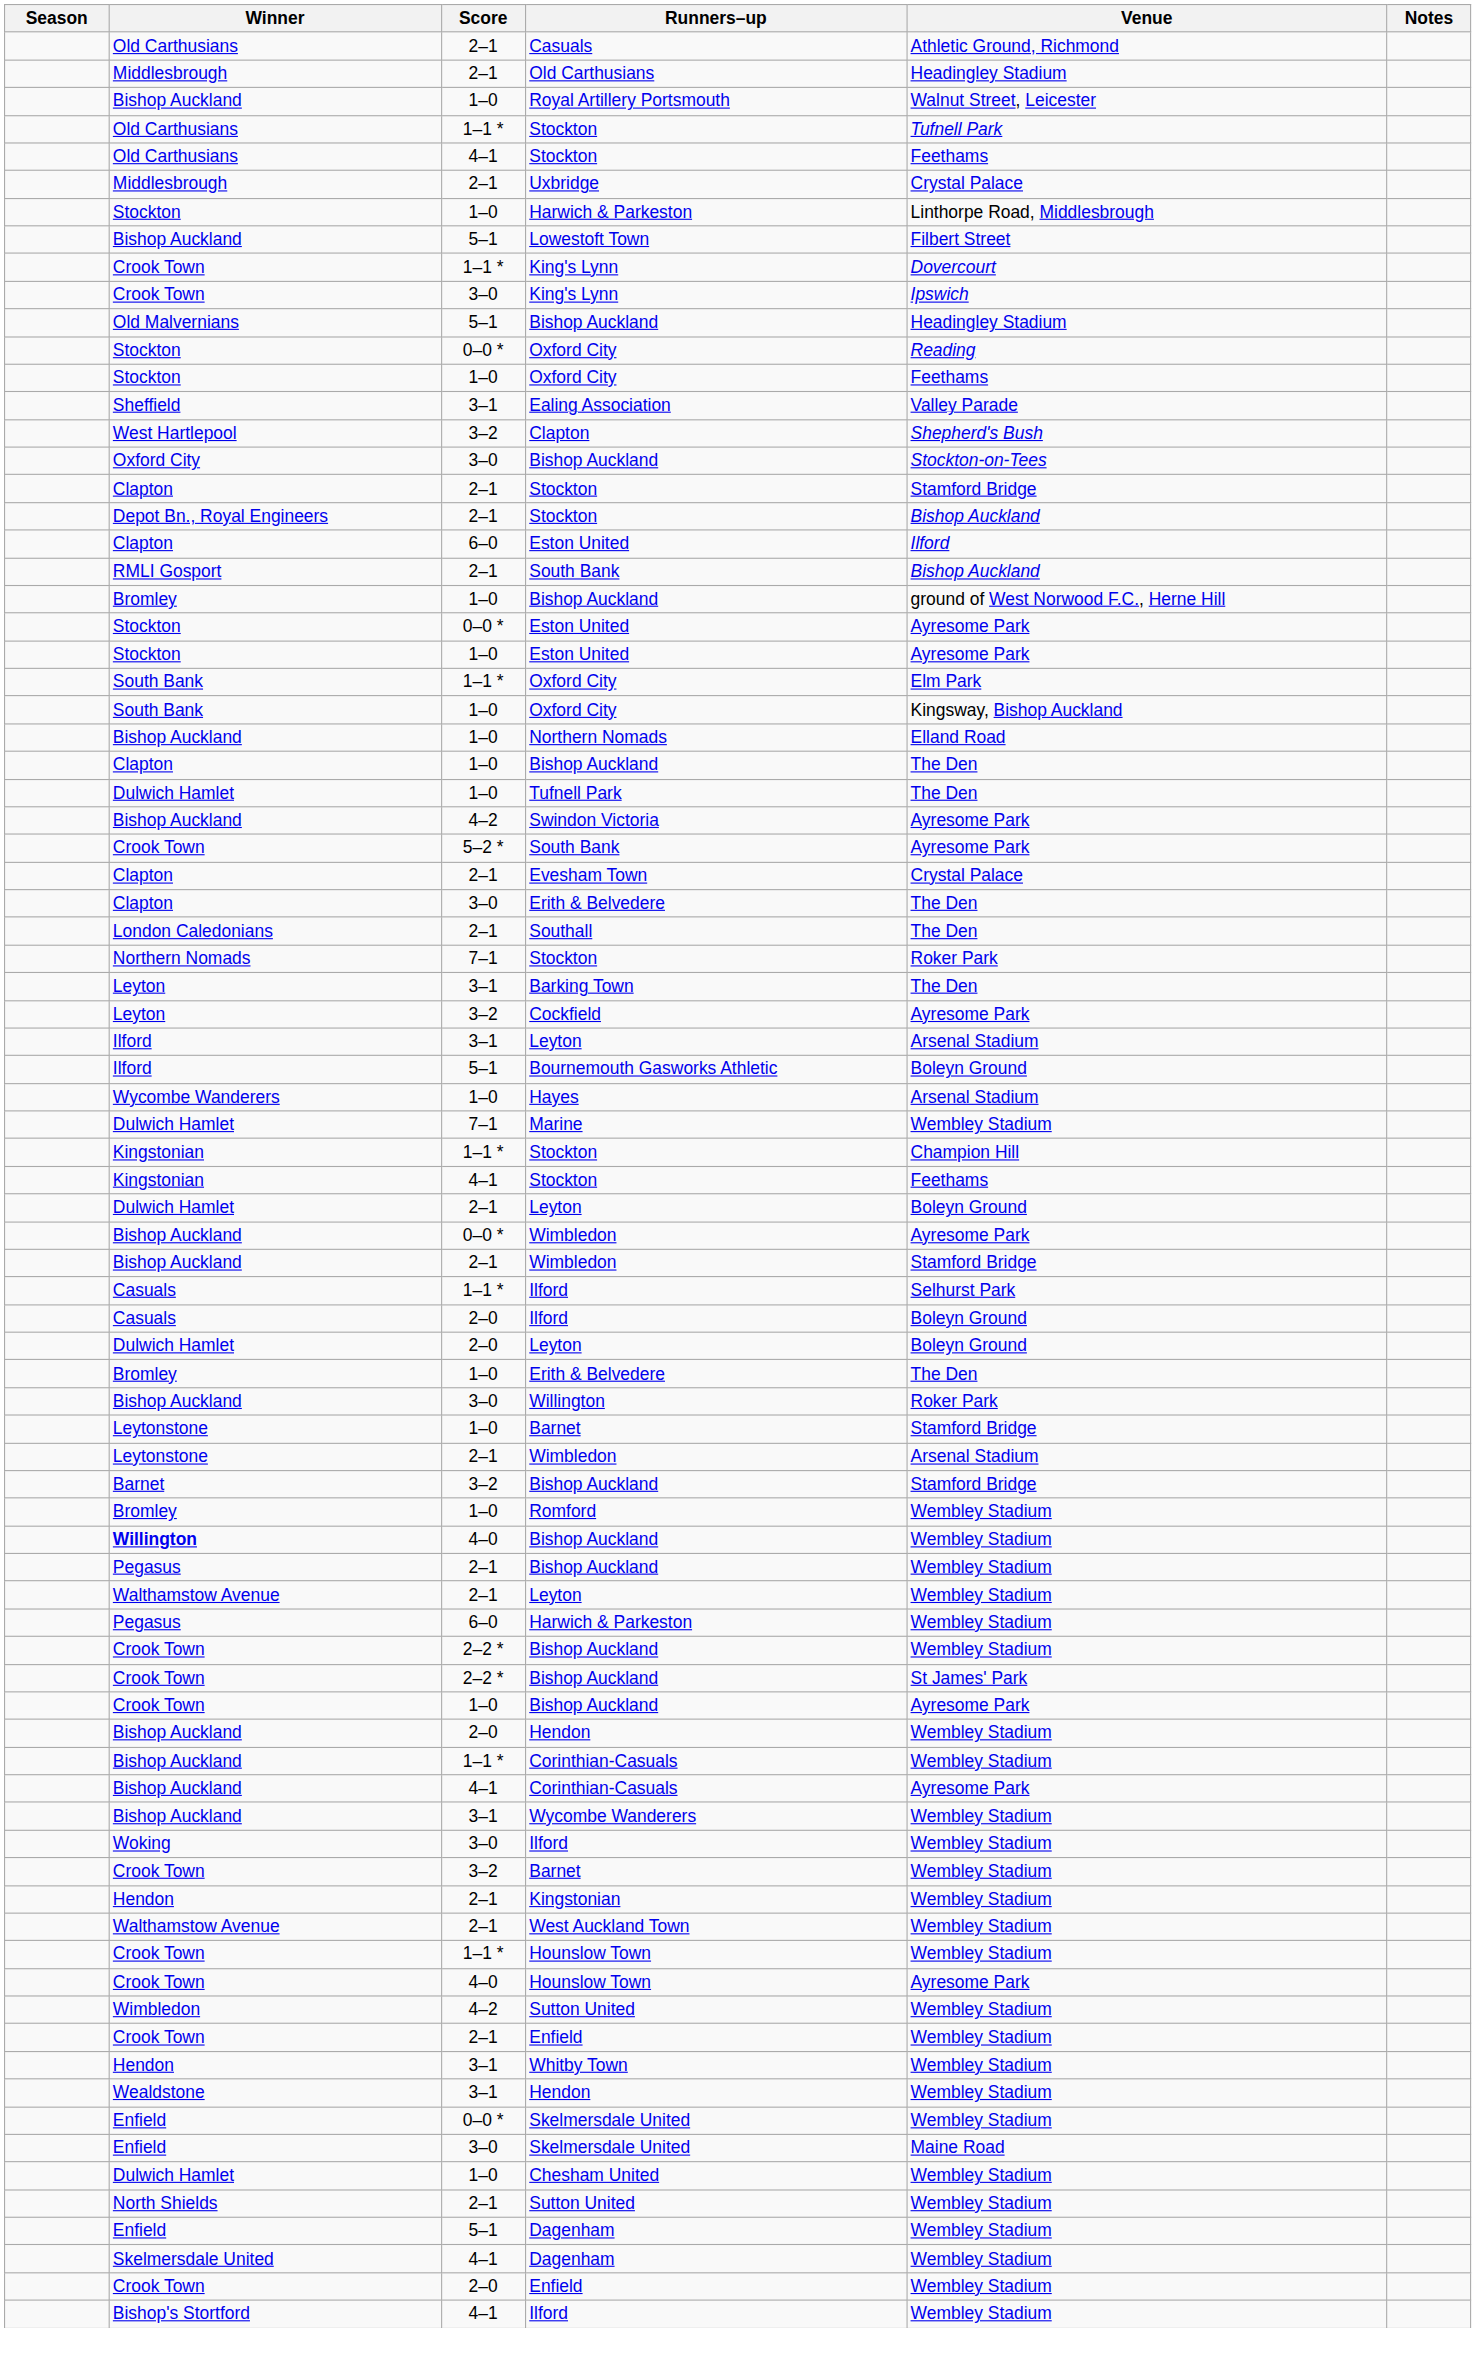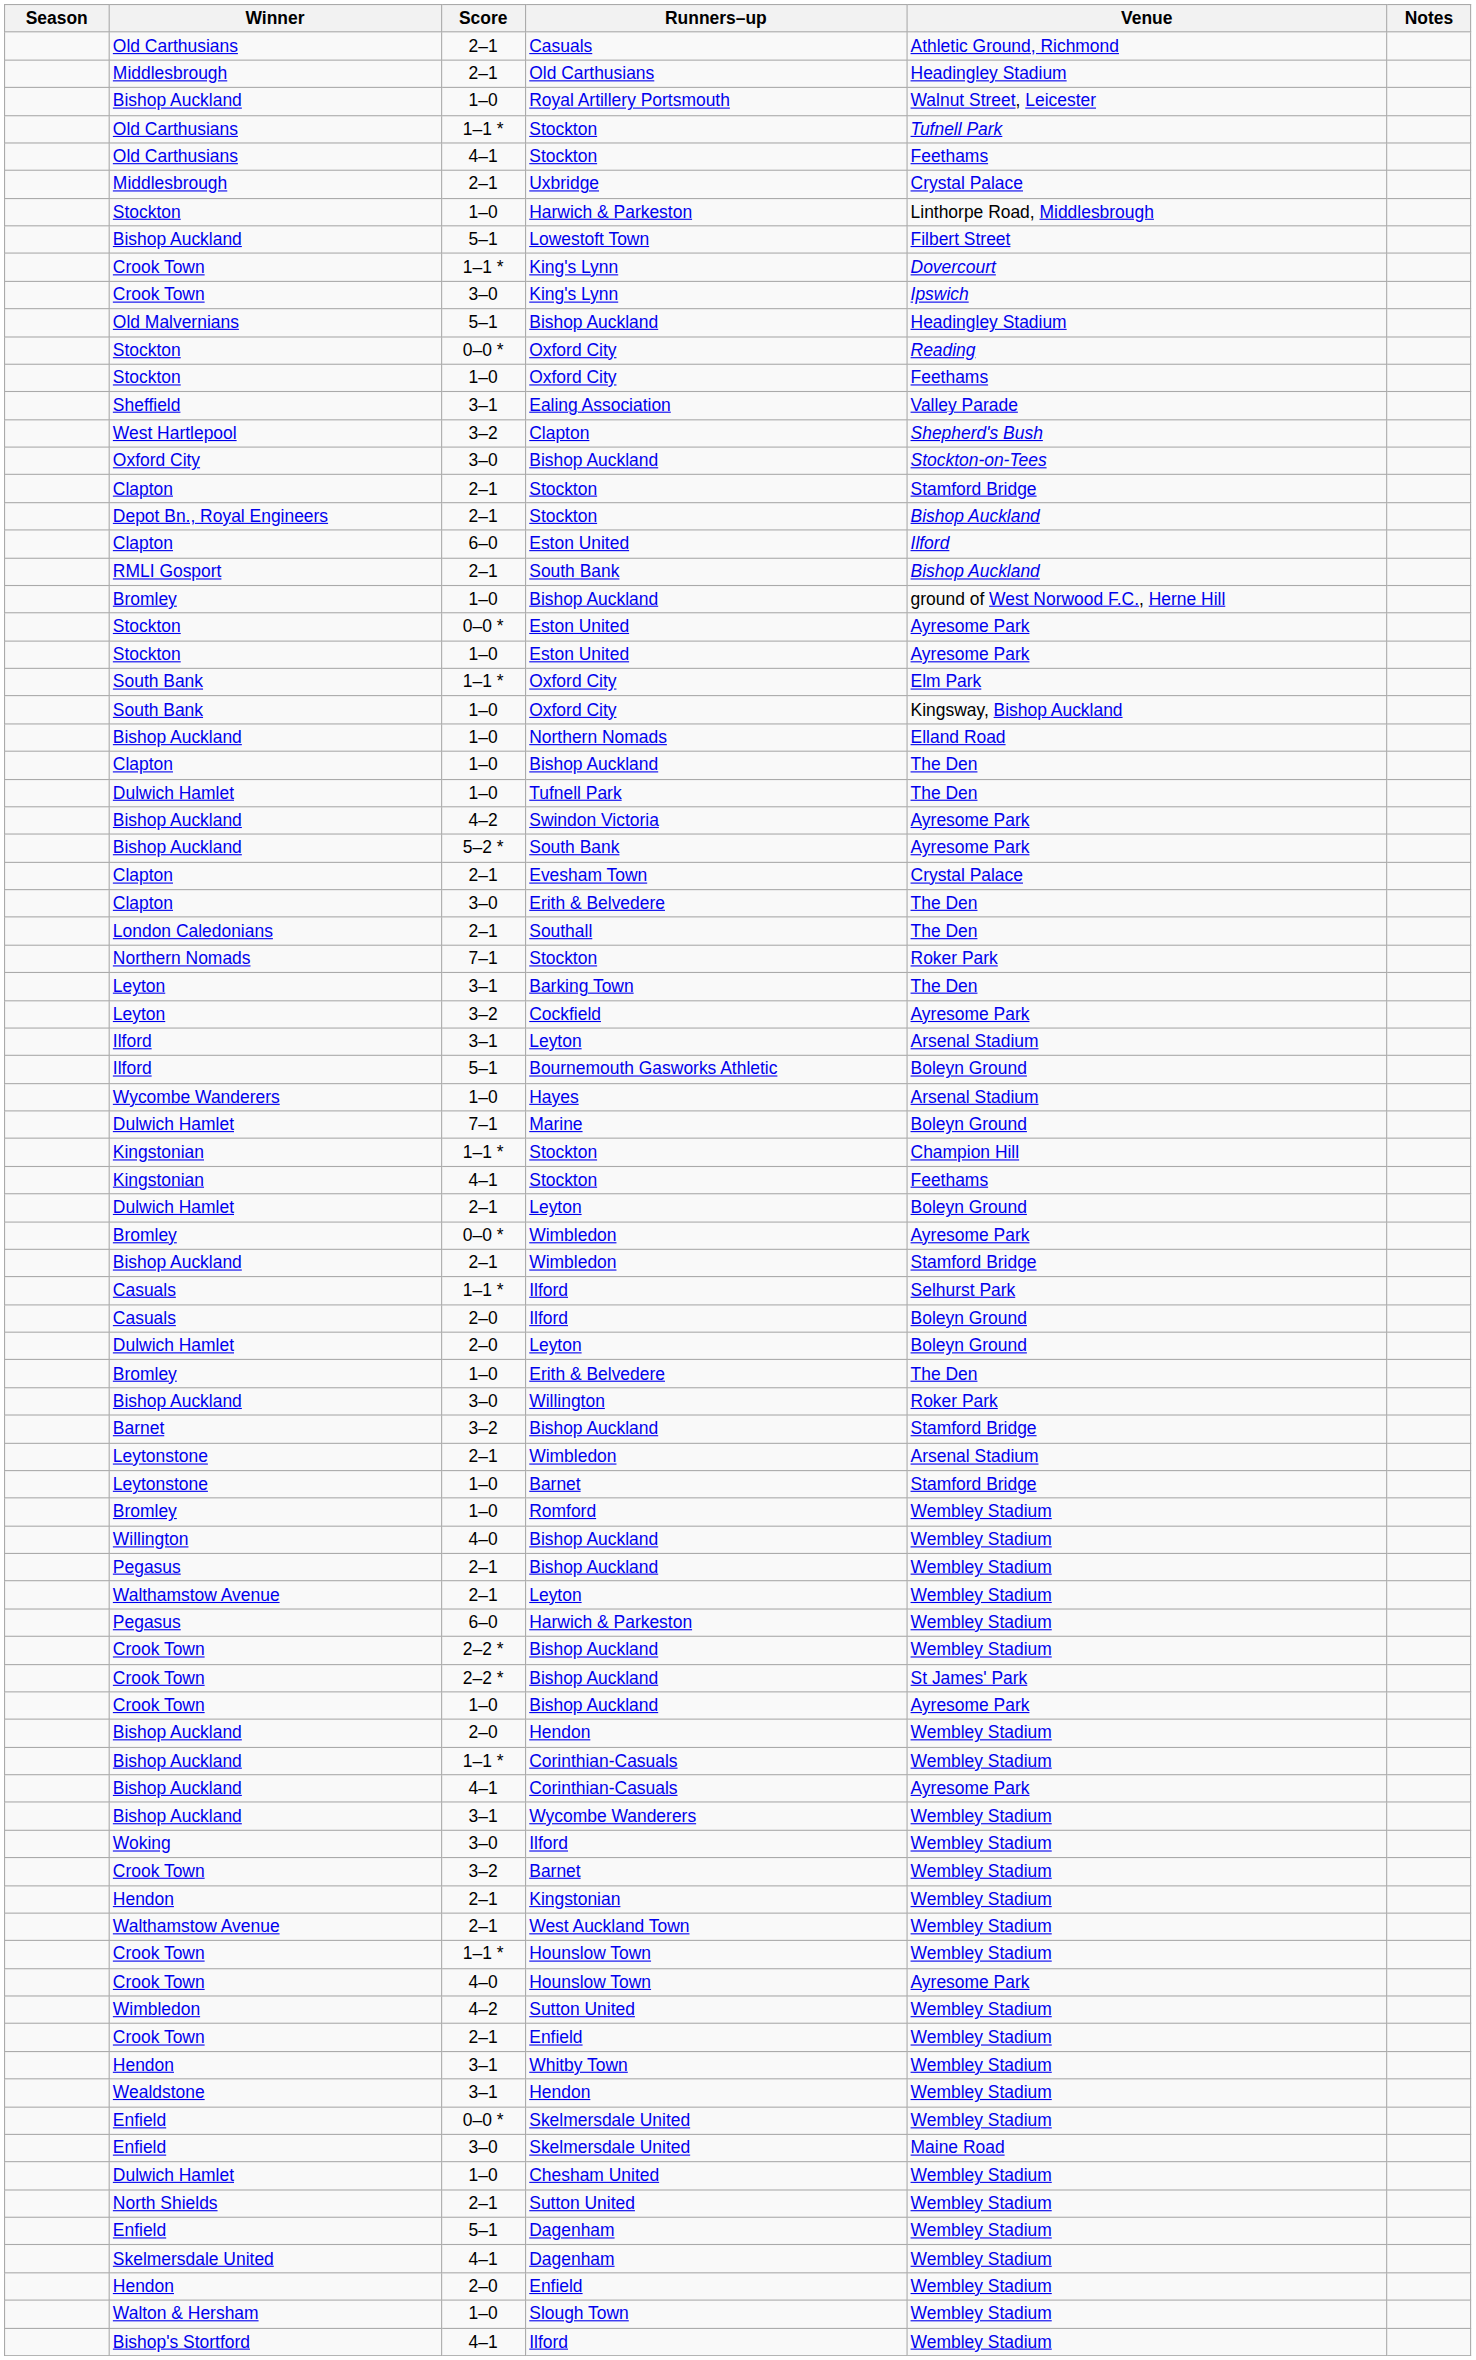(159, 848) Crook Town -> (177, 848) Bishop Auckland
(981, 1124) Wembley Stadium -> (969, 1124) Boleyn Ground
(177, 1235) Bishop Auckland -> (145, 1235) Bromley
rows swapped: (483, 1484) <-> (483, 1428)
(155, 1539) bold -> (151, 1539) normal
(159, 2286) Crook Town -> (143, 2286) Hendon
+ row: (483, 2314)
